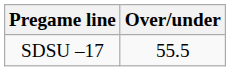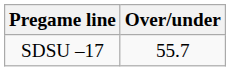(173, 50) 55.5 -> (173, 50) 55.7
